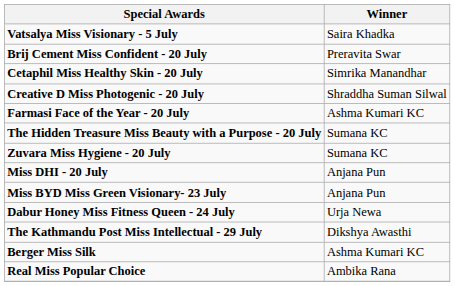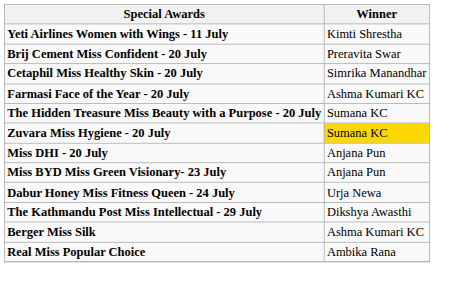- row: (92, 34)
+ row: (118, 34)
- row: (106, 93)
(357, 152) no background -> (357, 133) gold background
